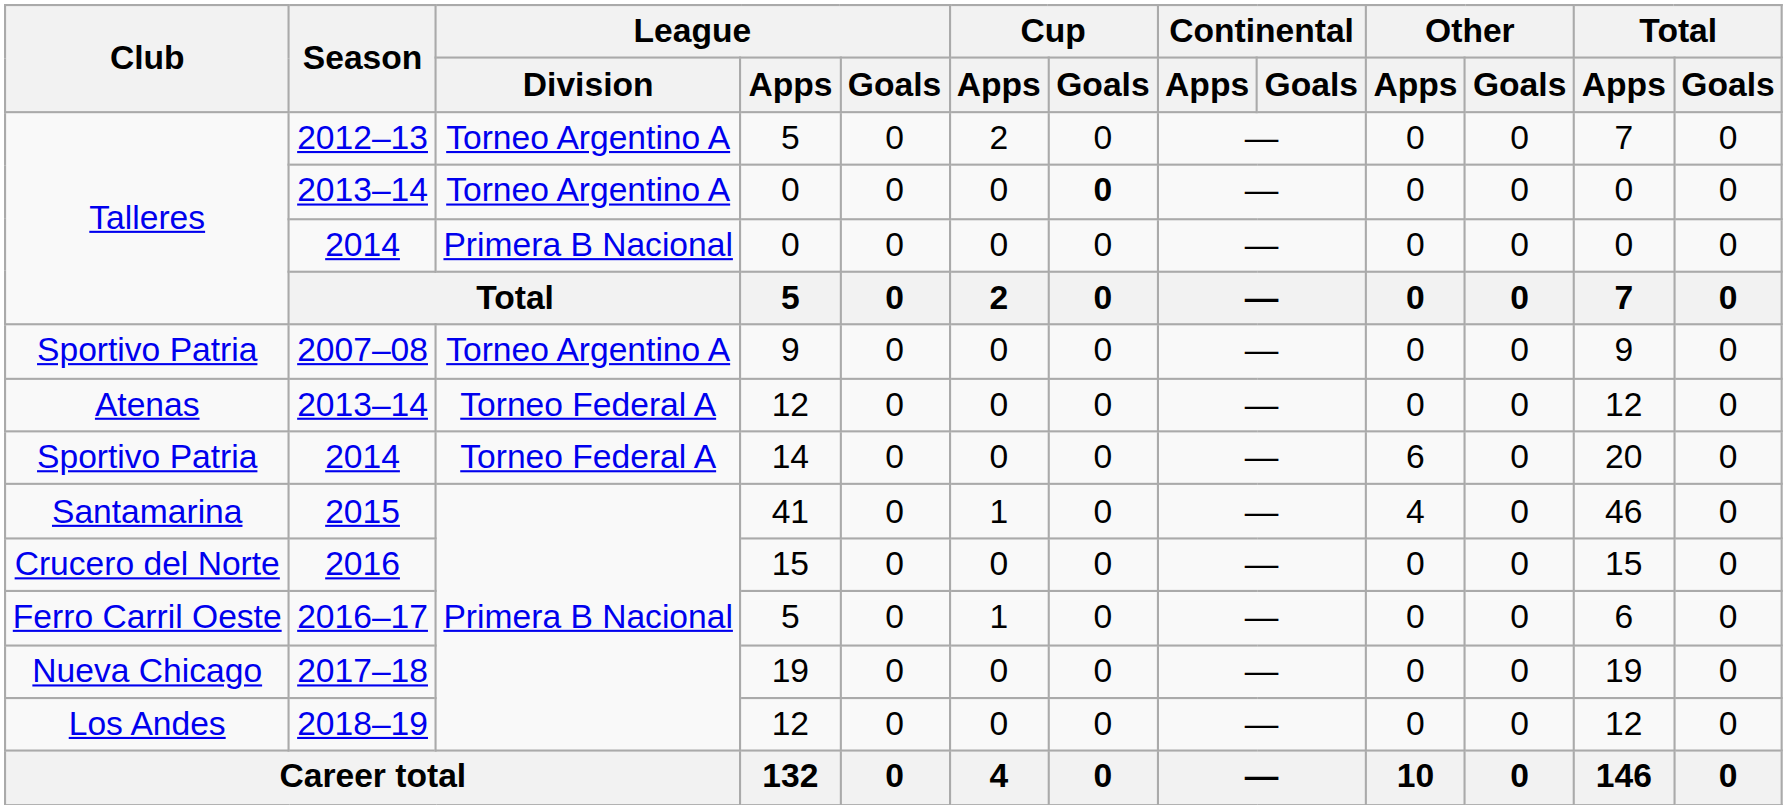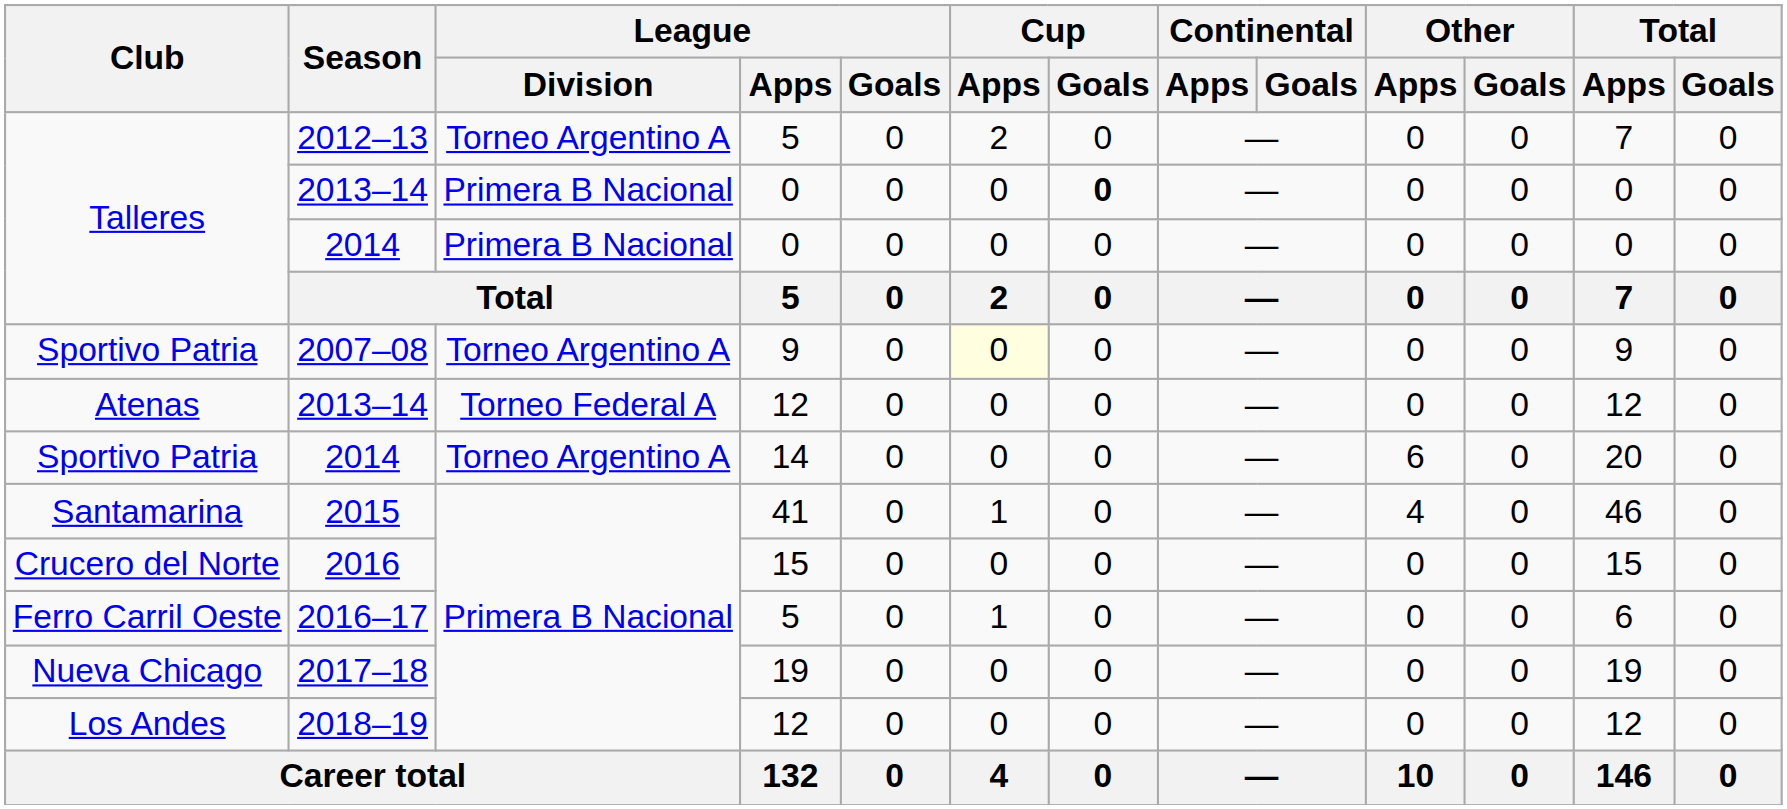(588, 191) Torneo Argentino A -> (588, 191) Primera B Nacional
(999, 350) no background -> (999, 350) lightyellow background
(588, 457) Torneo Federal A -> (588, 457) Torneo Argentino A
